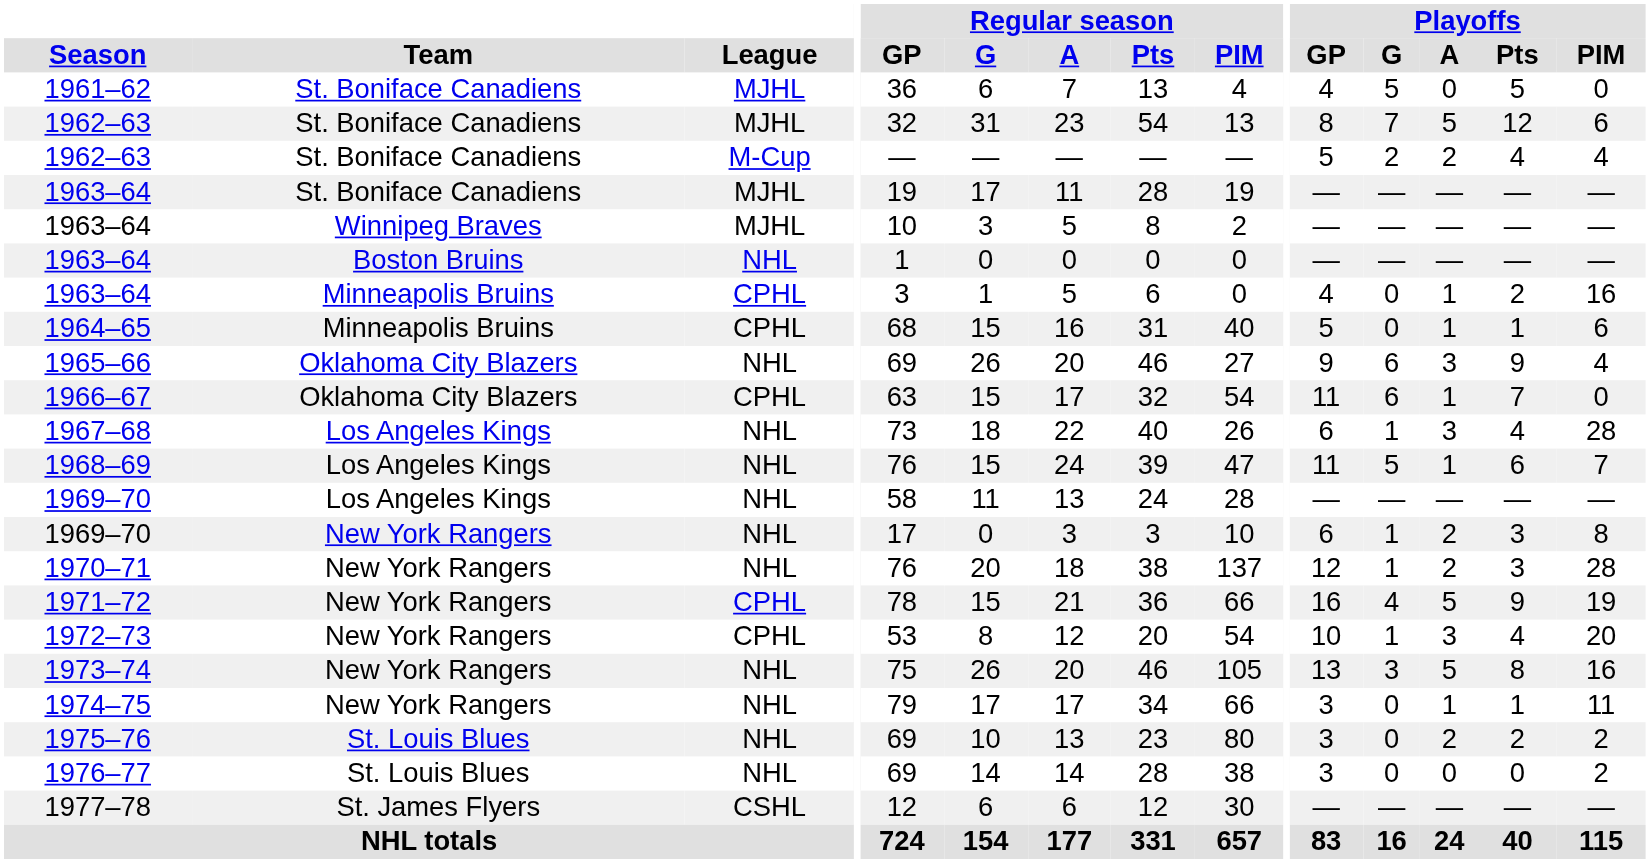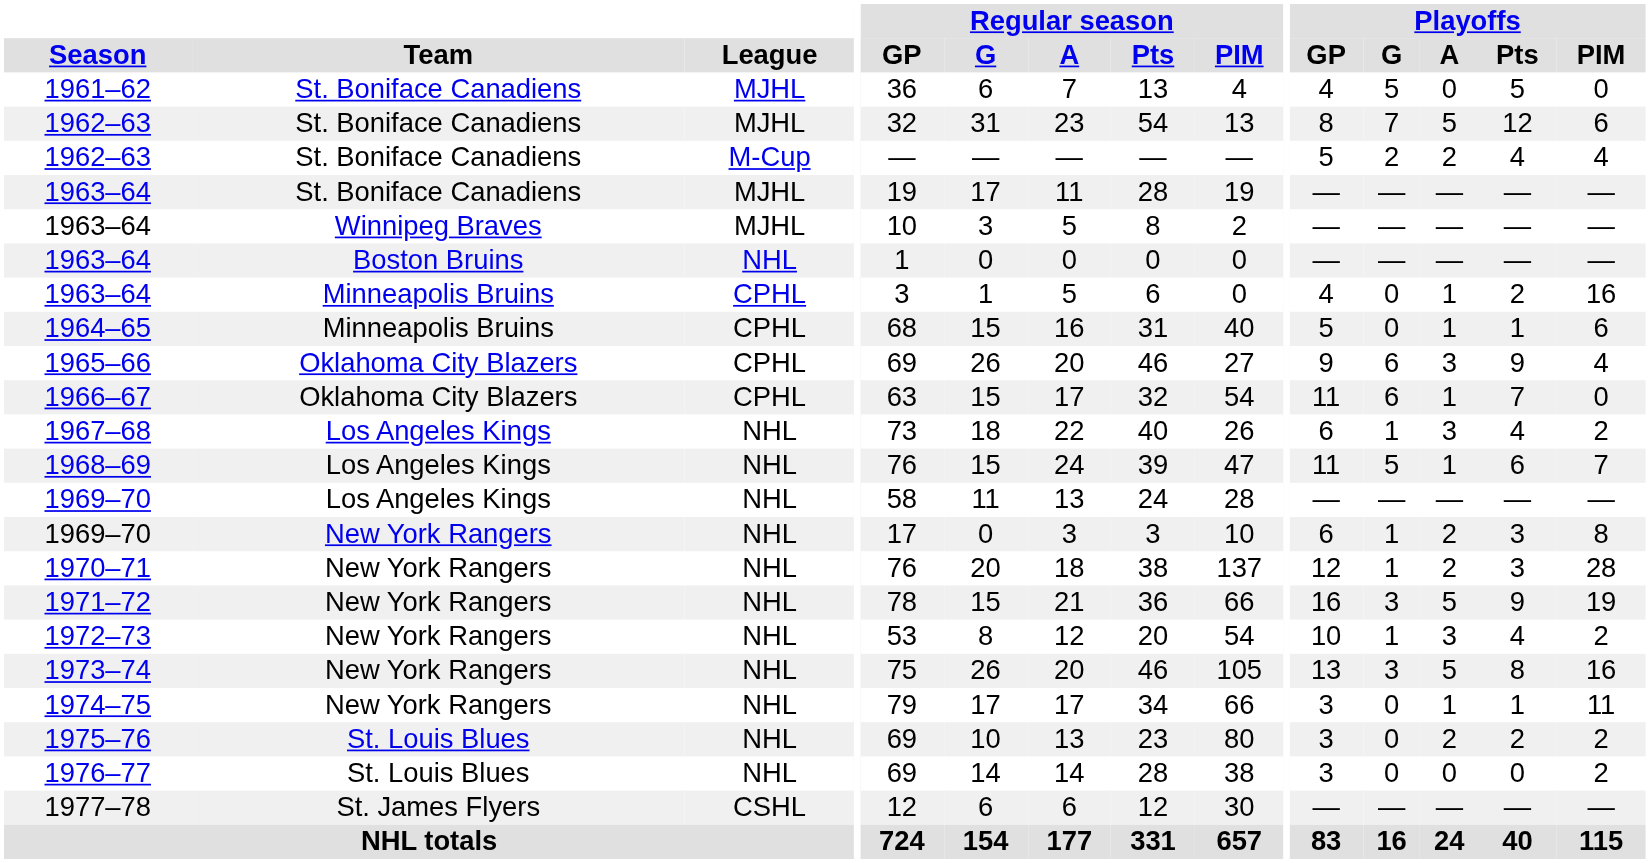(770, 362) NHL -> (770, 362) CPHL
(1601, 431) 28 -> (1601, 431) 2
(770, 602) CPHL -> (770, 602) NHL
(1392, 602) 4 -> (1392, 602) 3
(770, 636) CPHL -> (770, 636) NHL
(1601, 636) 20 -> (1601, 636) 2
